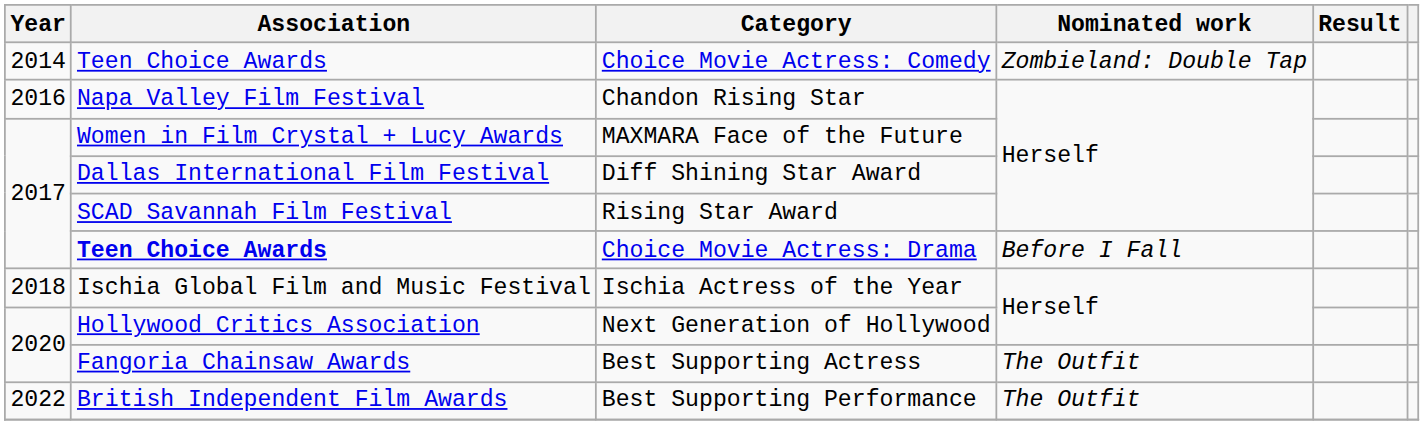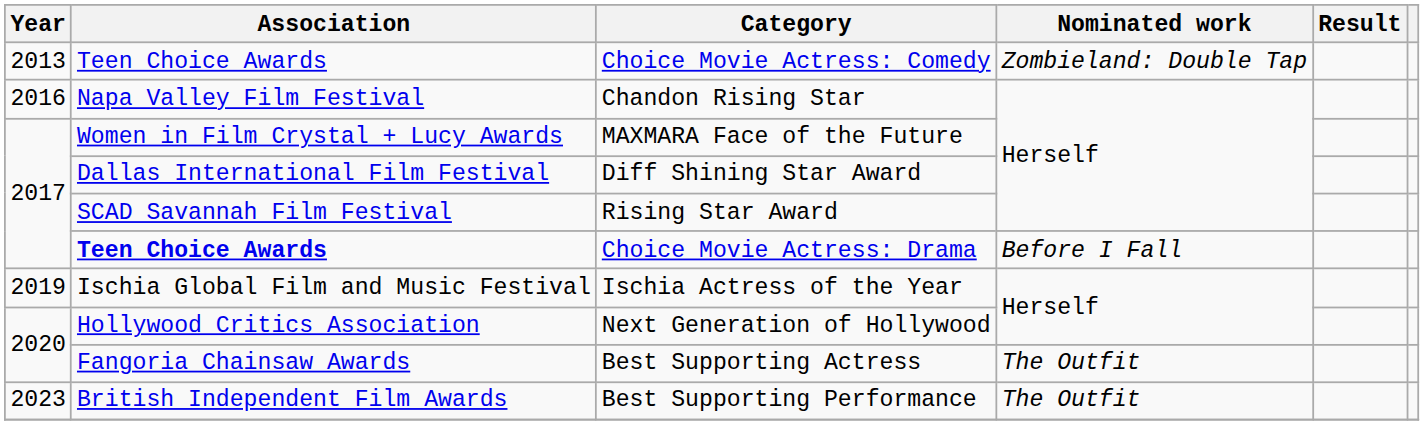(38, 61) 2014 -> (38, 61) 2013
(38, 288) 2018 -> (38, 288) 2019
(38, 401) 2022 -> (38, 401) 2023
